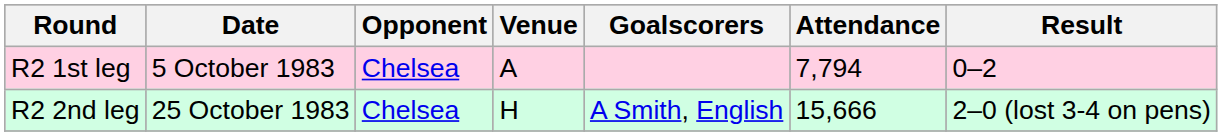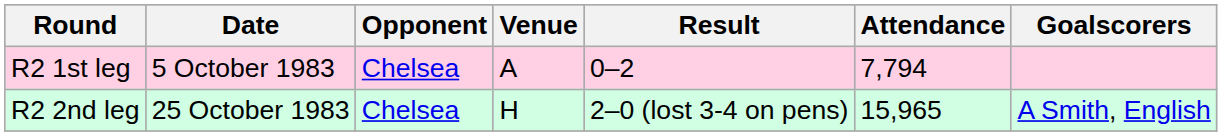columns swapped: (1082, 25) <-> (687, 25)
(836, 109) 15,666 -> (901, 109) 15,965
